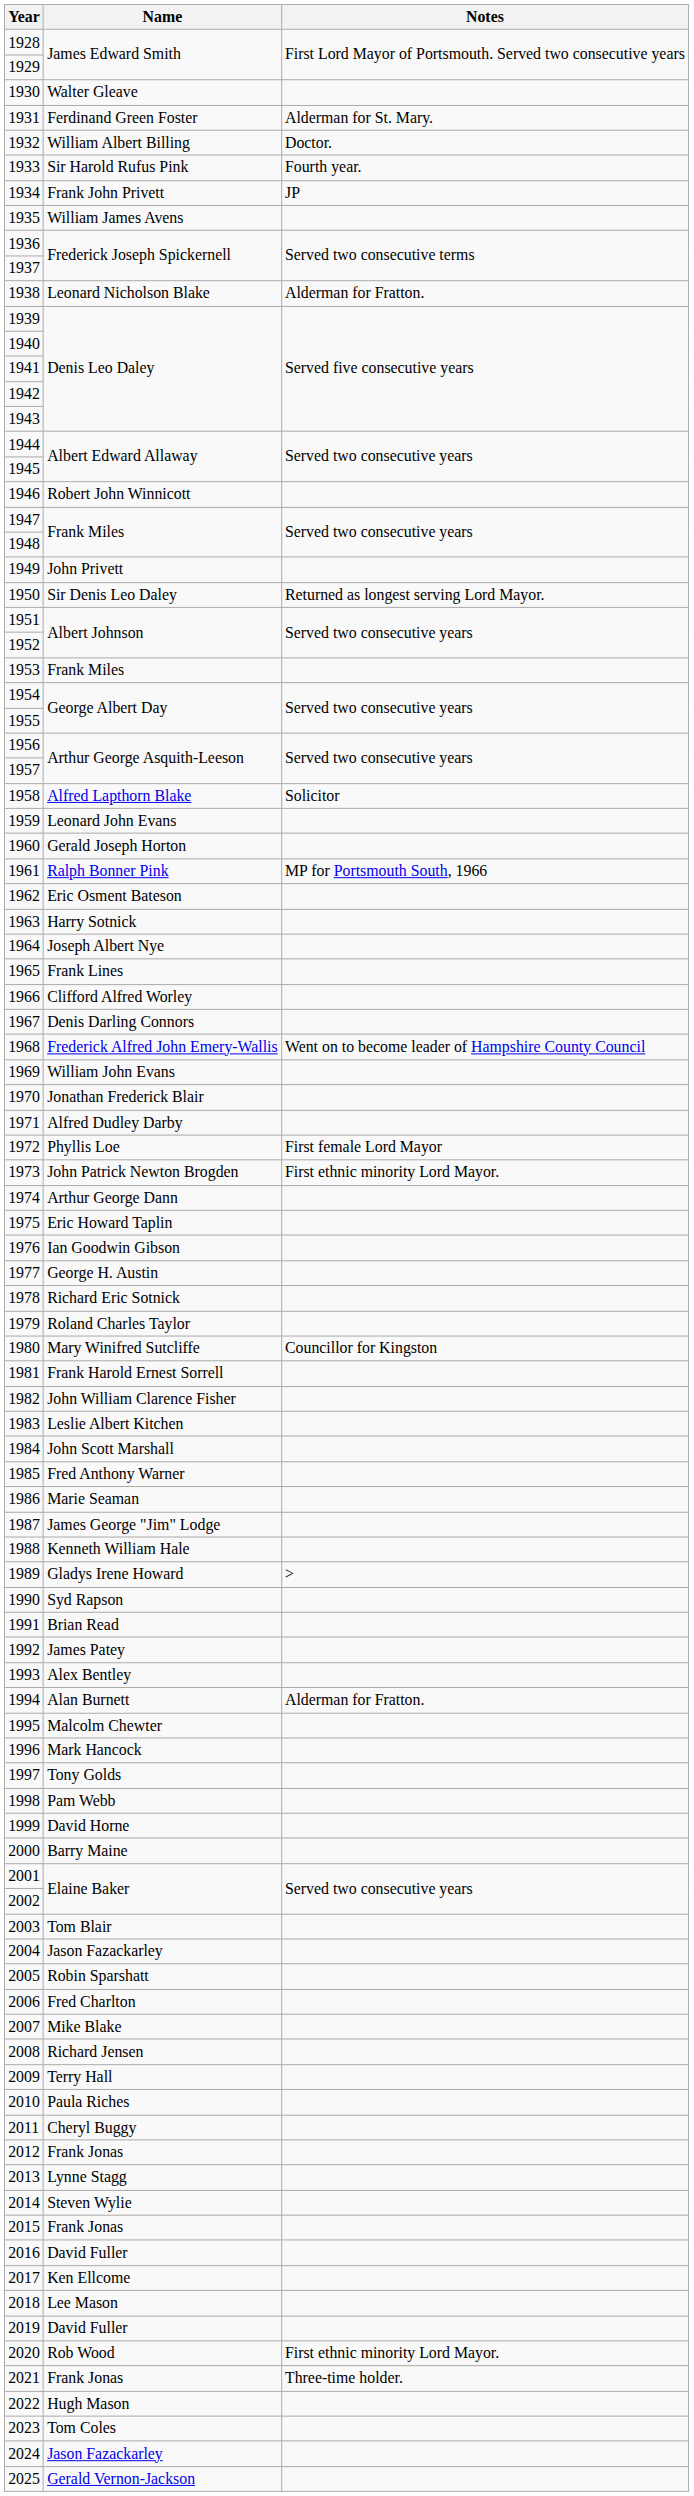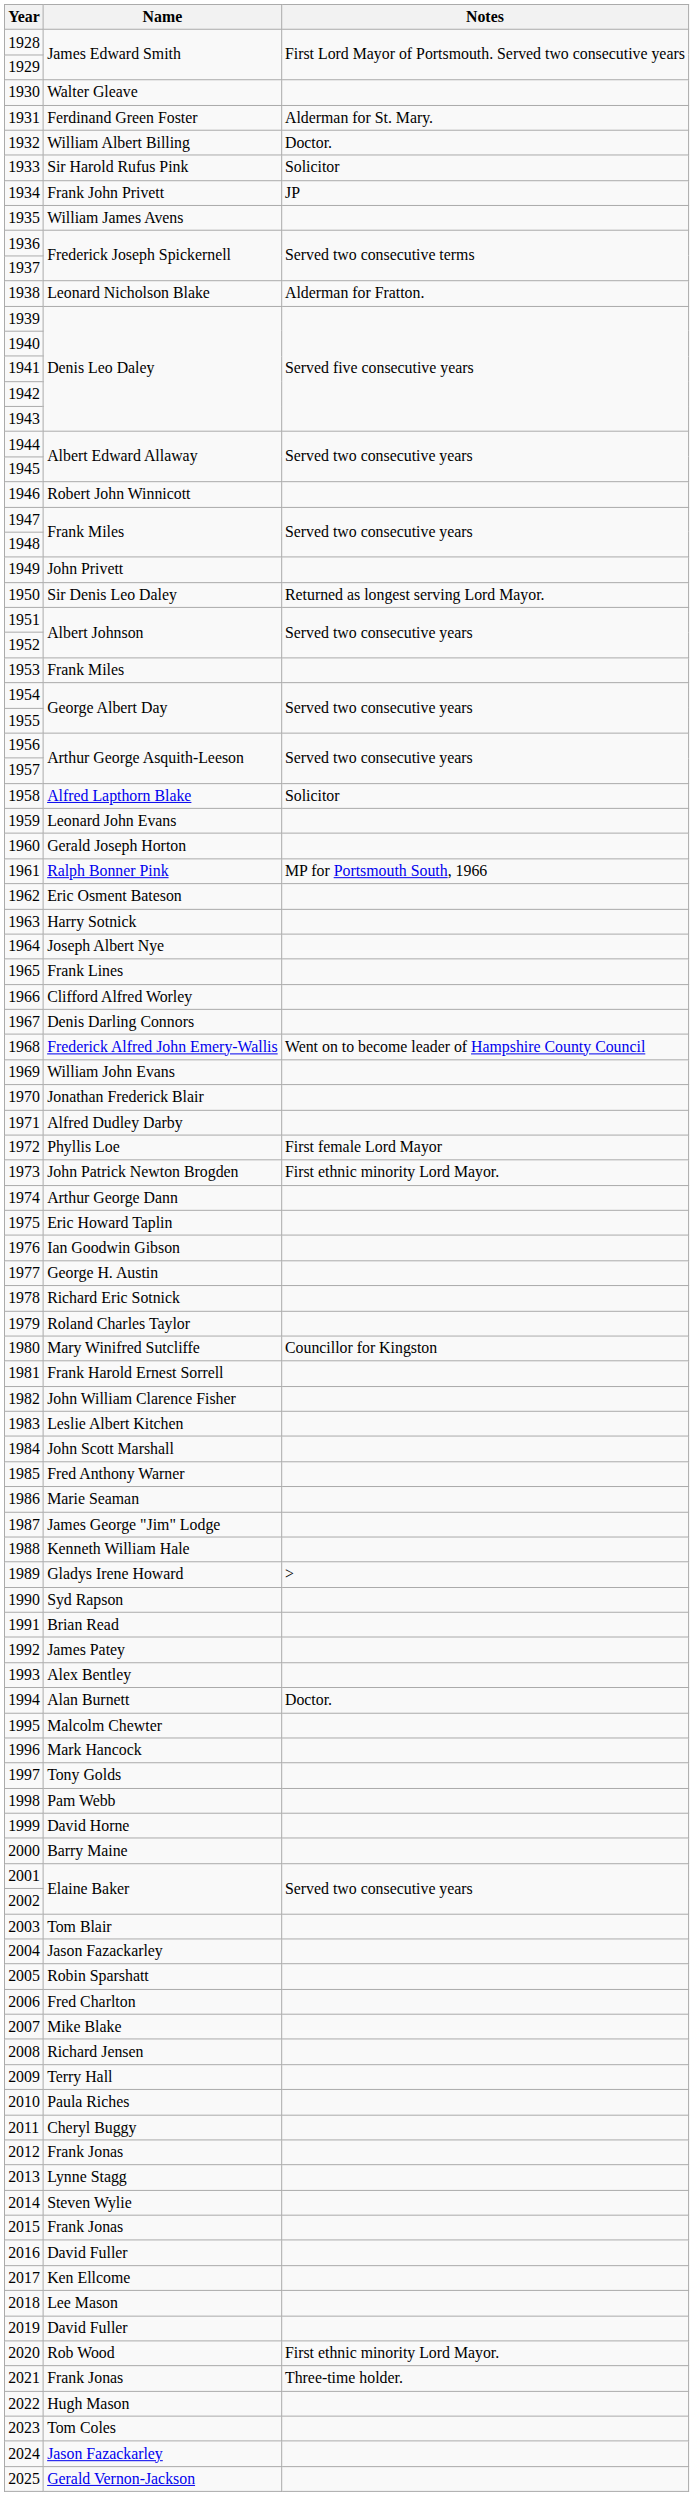(323, 167) Fourth year. -> (312, 167) Solicitor
(355, 1700) Alderman for Fratton. -> (309, 1700) Doctor.
